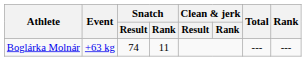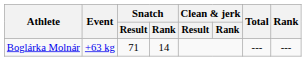(134, 47) 74 -> (134, 47) 71
(164, 47) 11 -> (164, 47) 14
